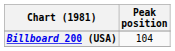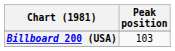(144, 39) 104 -> (144, 39) 103
